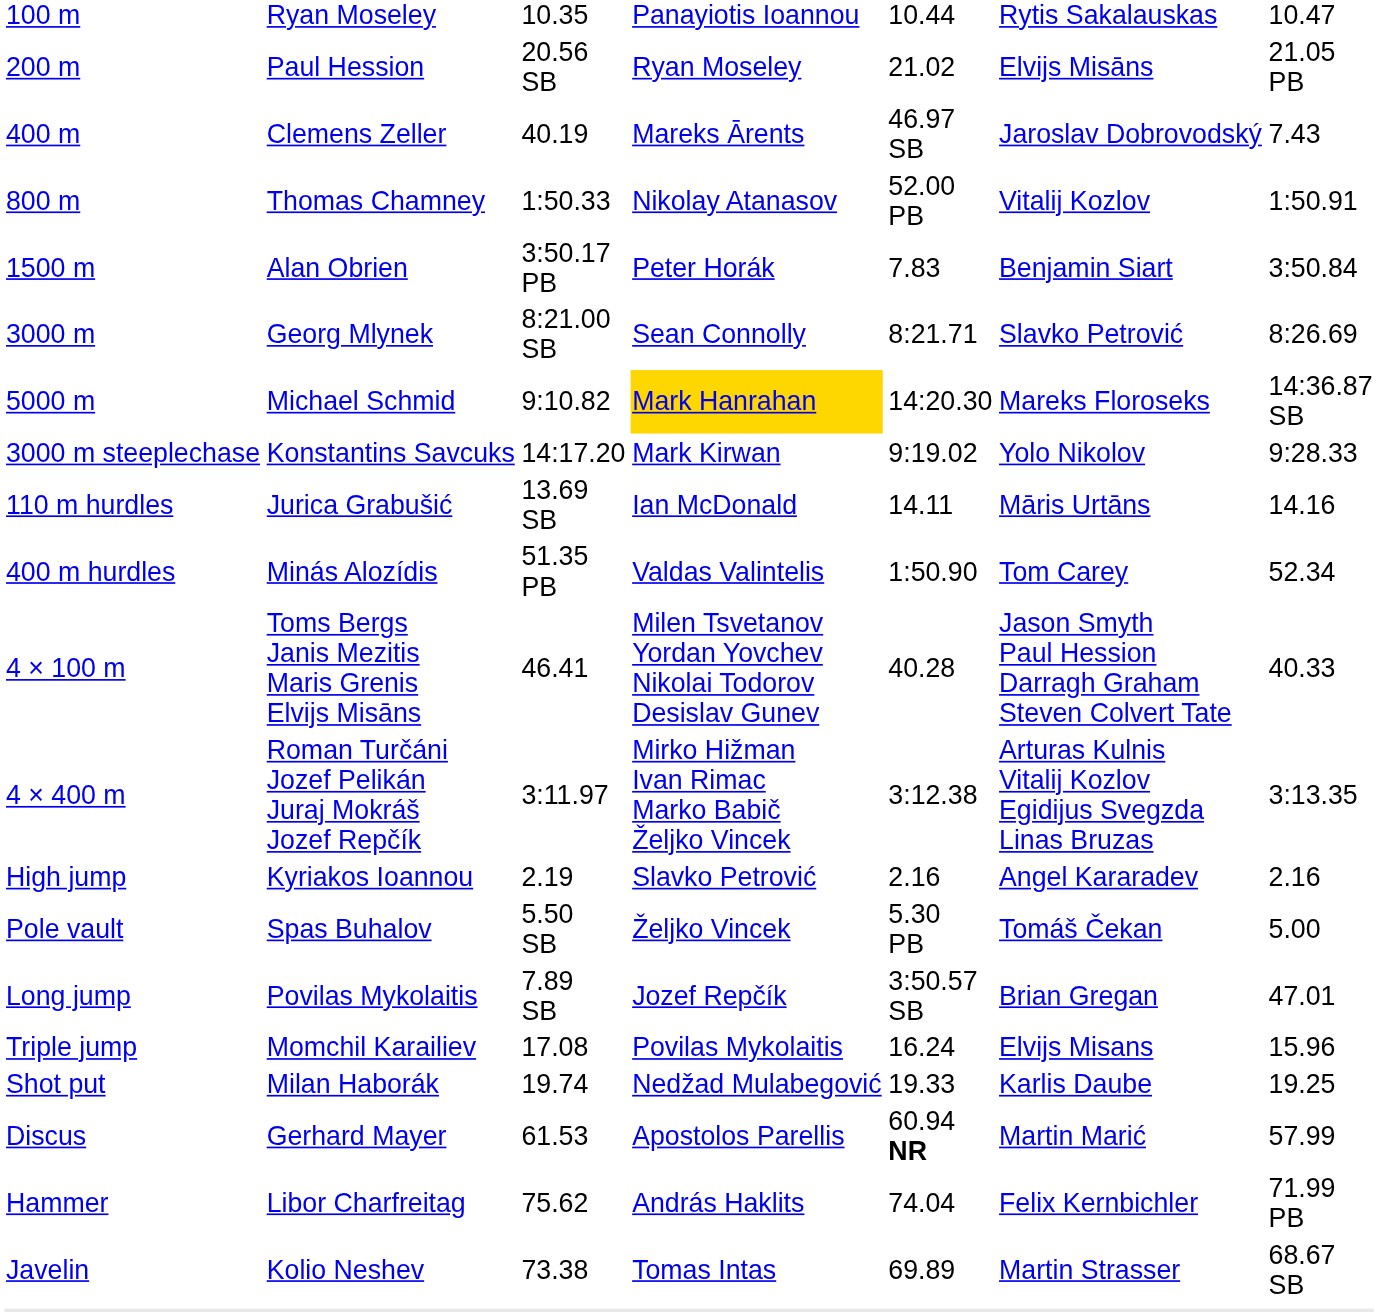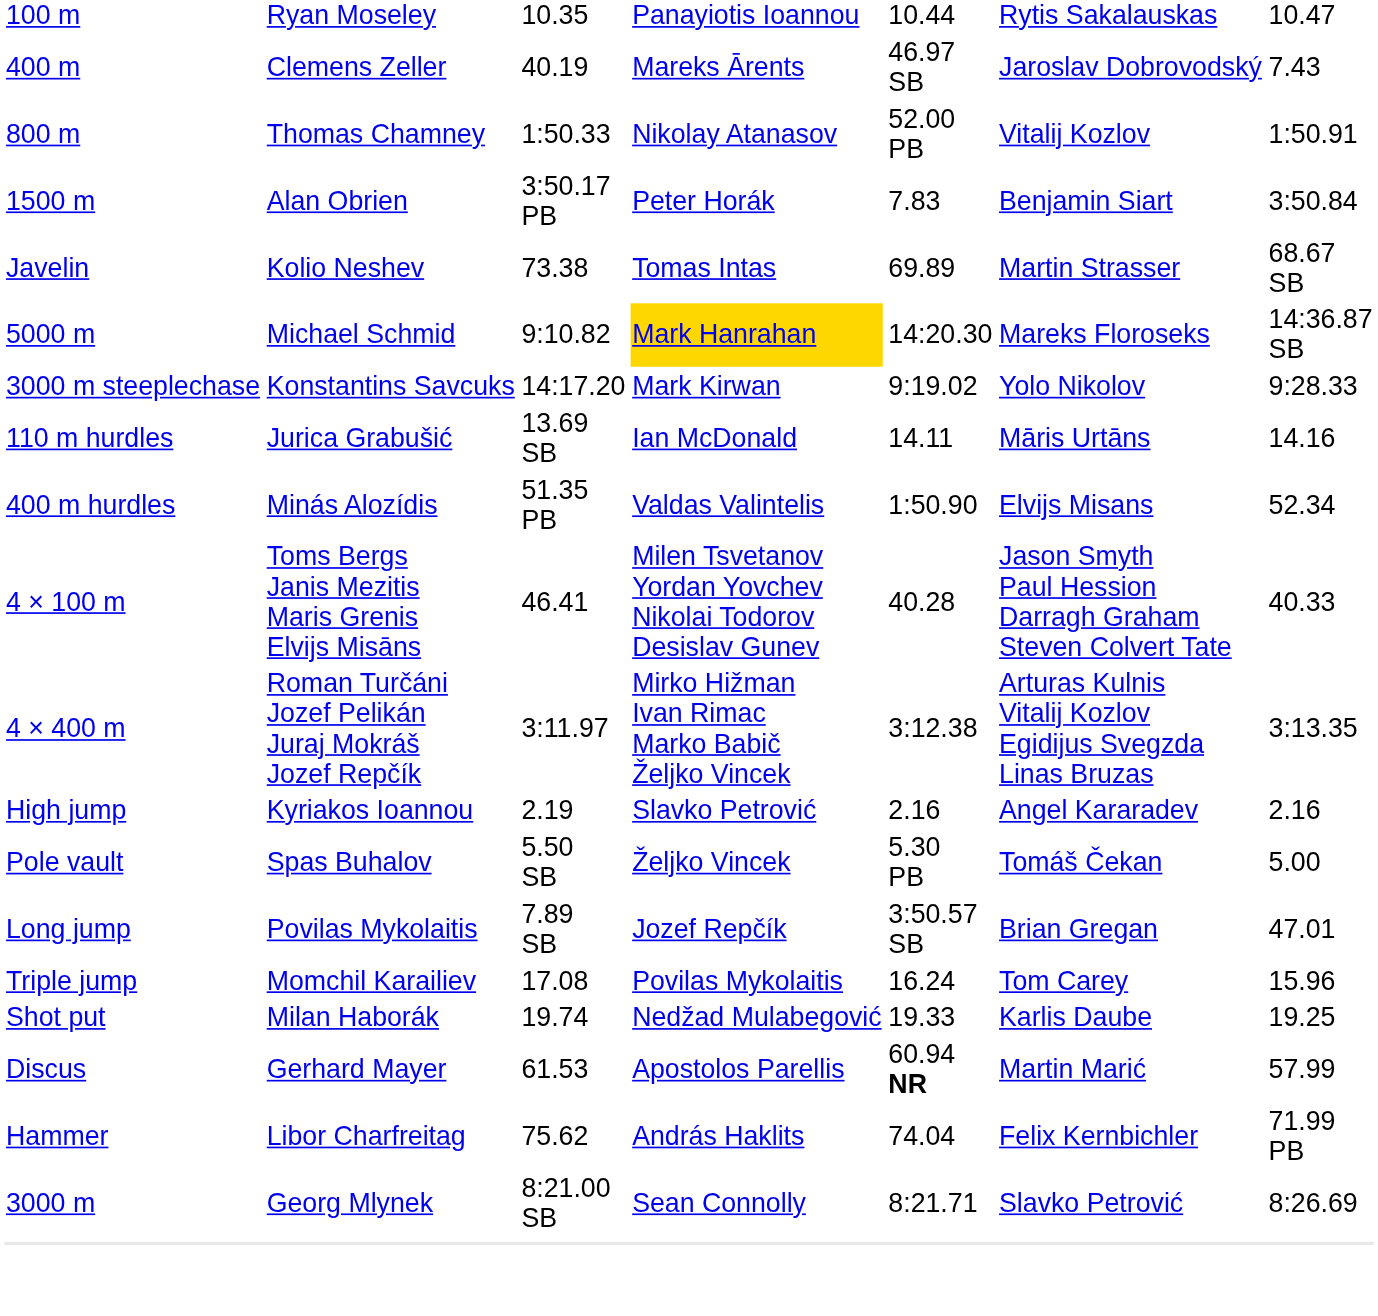- row: (43, 67)
rows swapped: (51, 334) <-> (48, 1269)
(1064, 571) Tom Carey -> (1076, 505) Elvijs Misans
(1076, 1047) Elvijs Misans -> (1064, 980) Tom Carey
